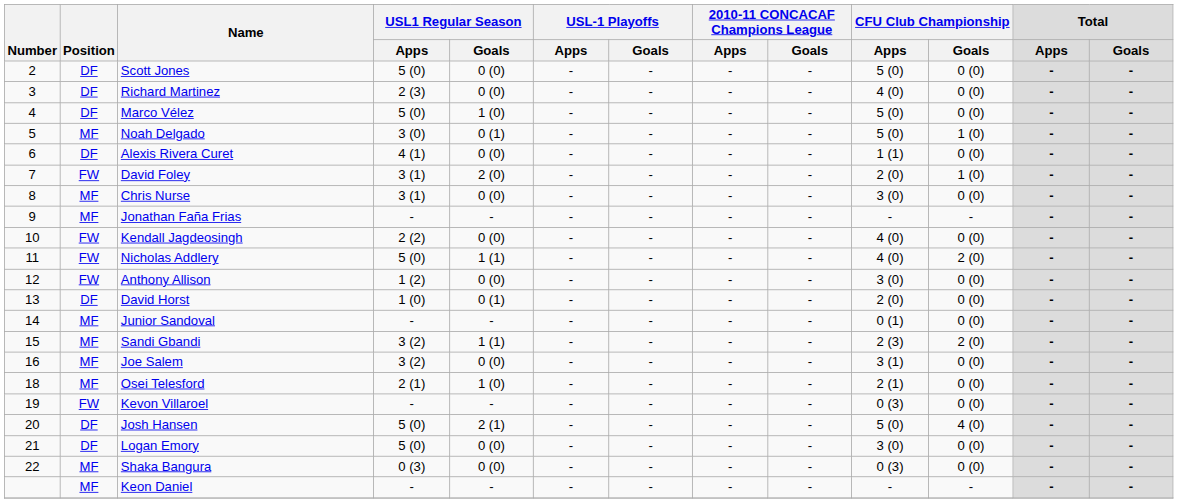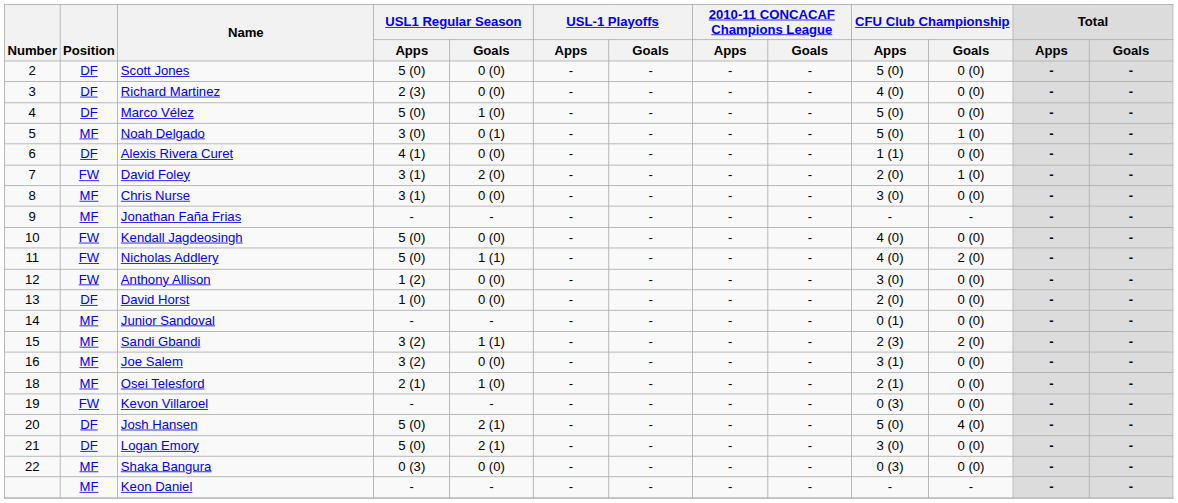(412, 237) 2 (2) -> (412, 237) 5 (0)
(491, 300) 0 (1) -> (491, 300) 0 (0)
(491, 445) 0 (0) -> (491, 445) 2 (1)
